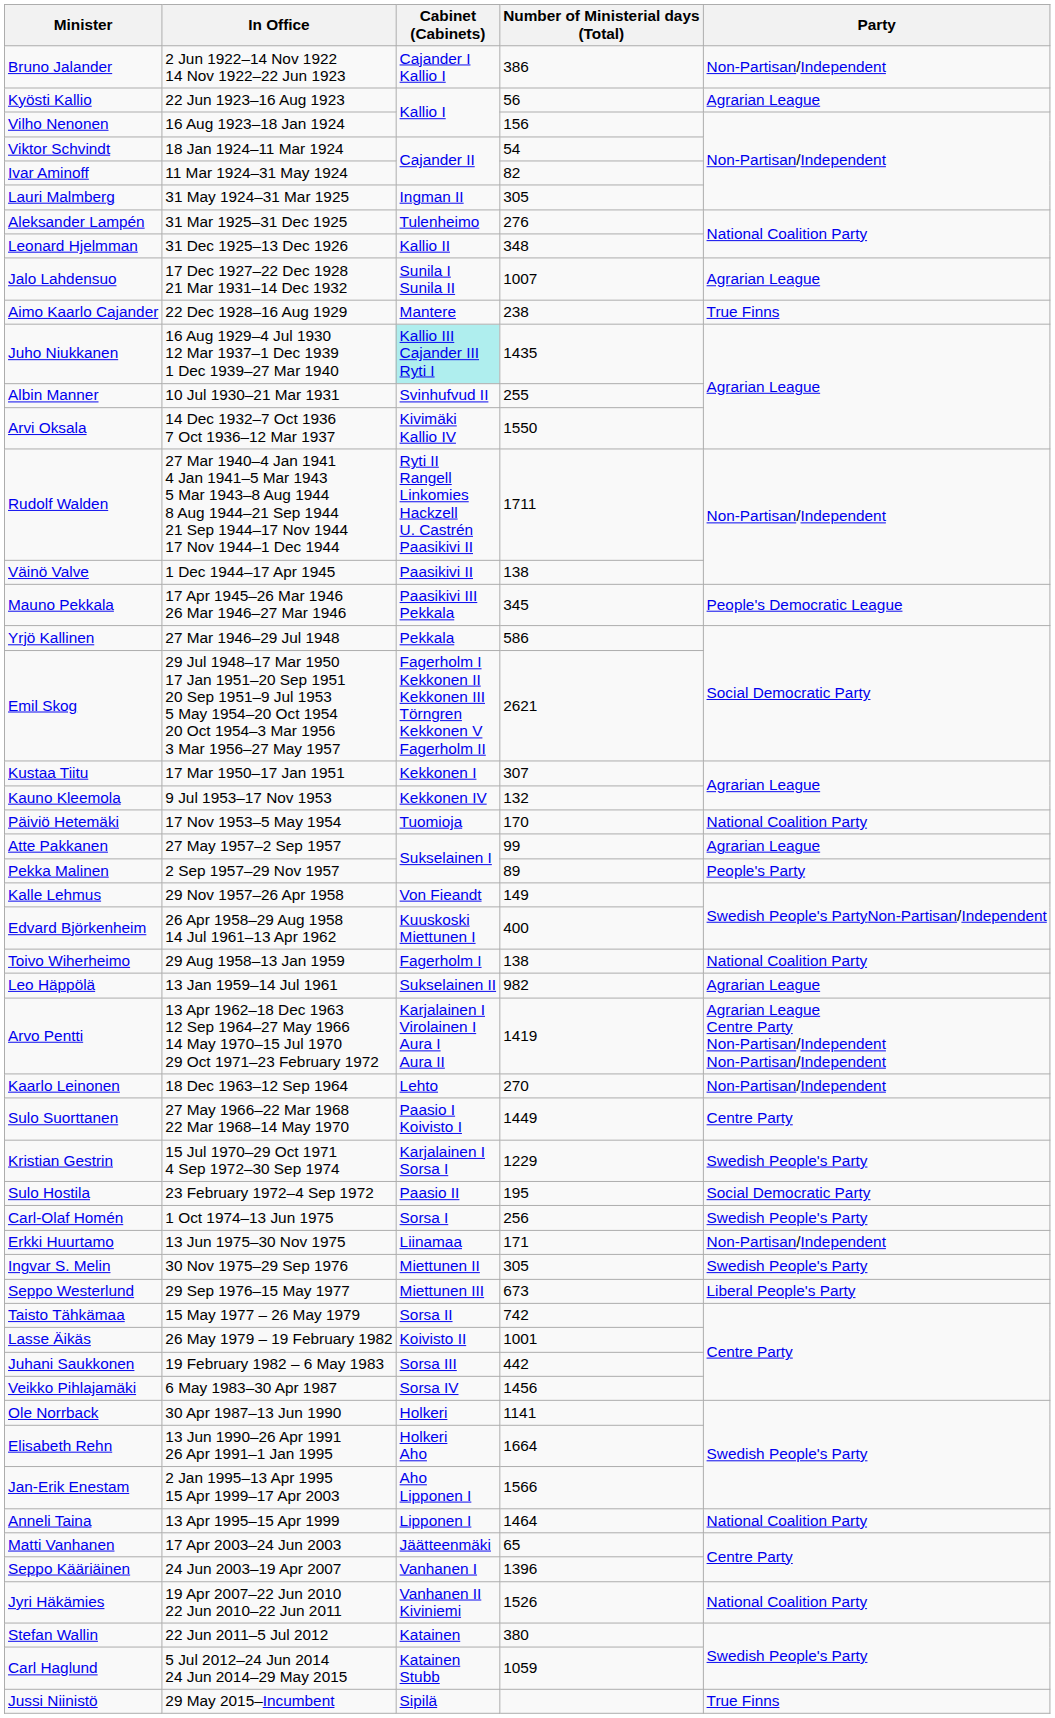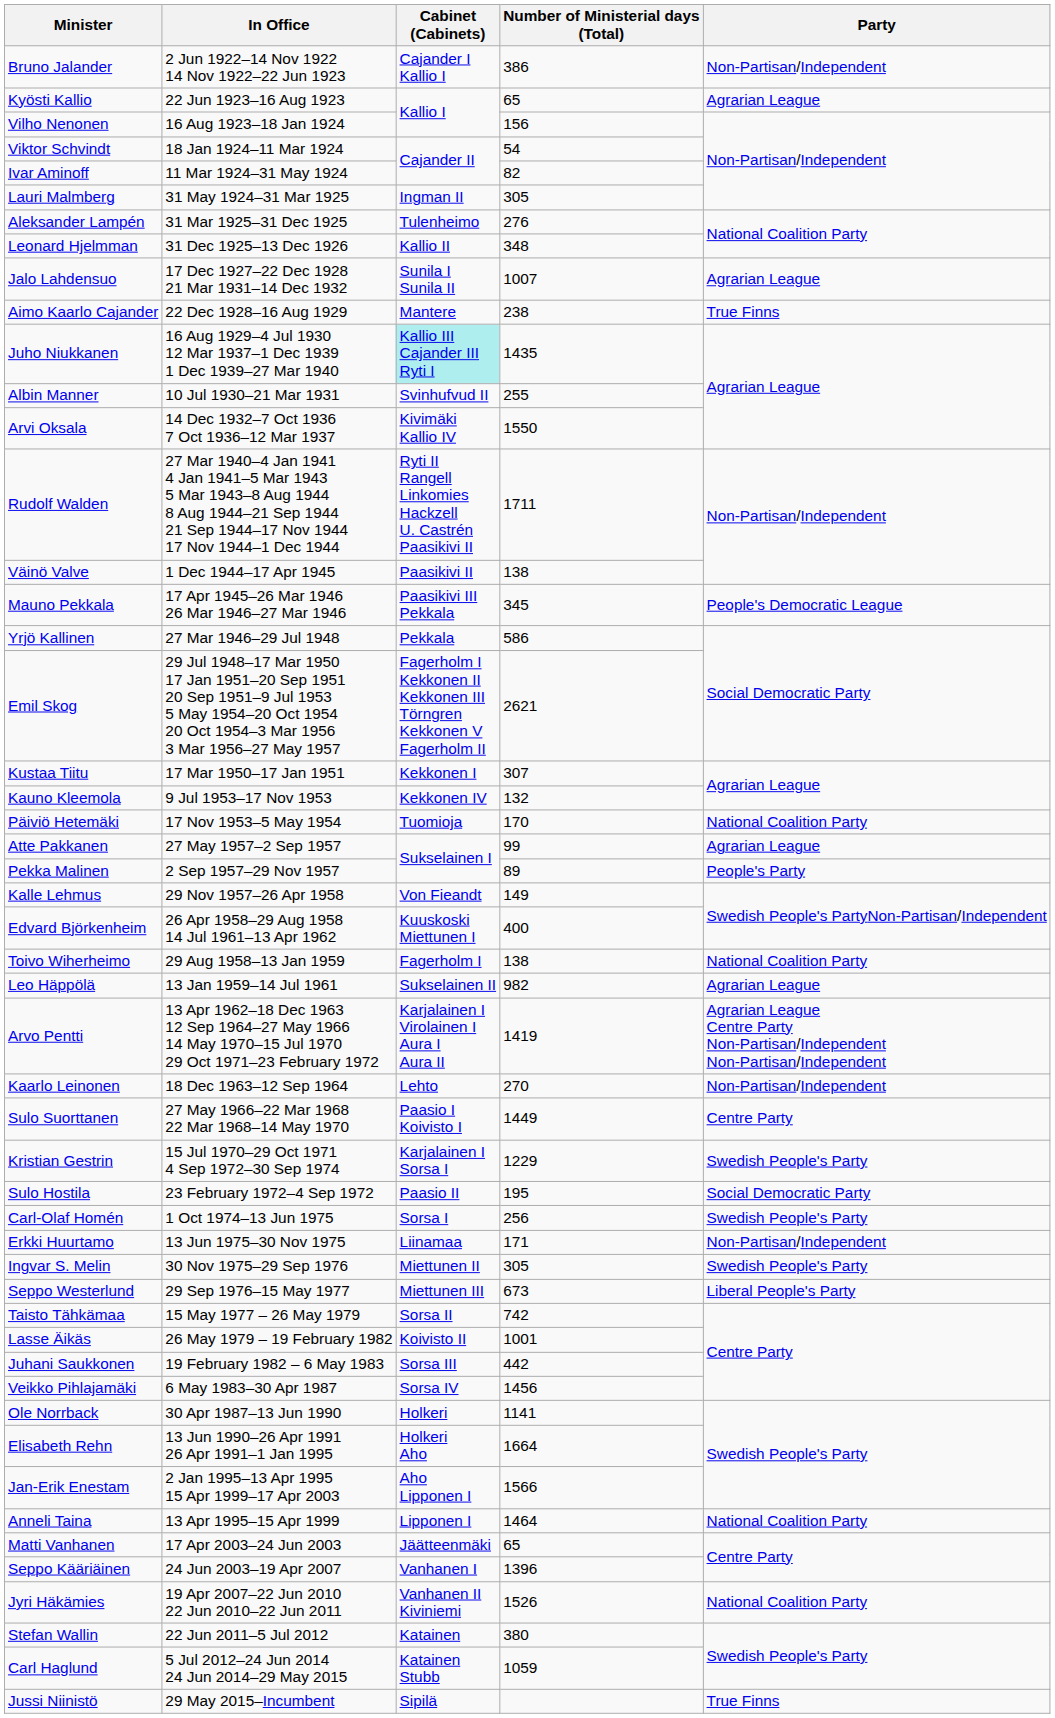(512, 99) 56 -> (512, 99) 65
